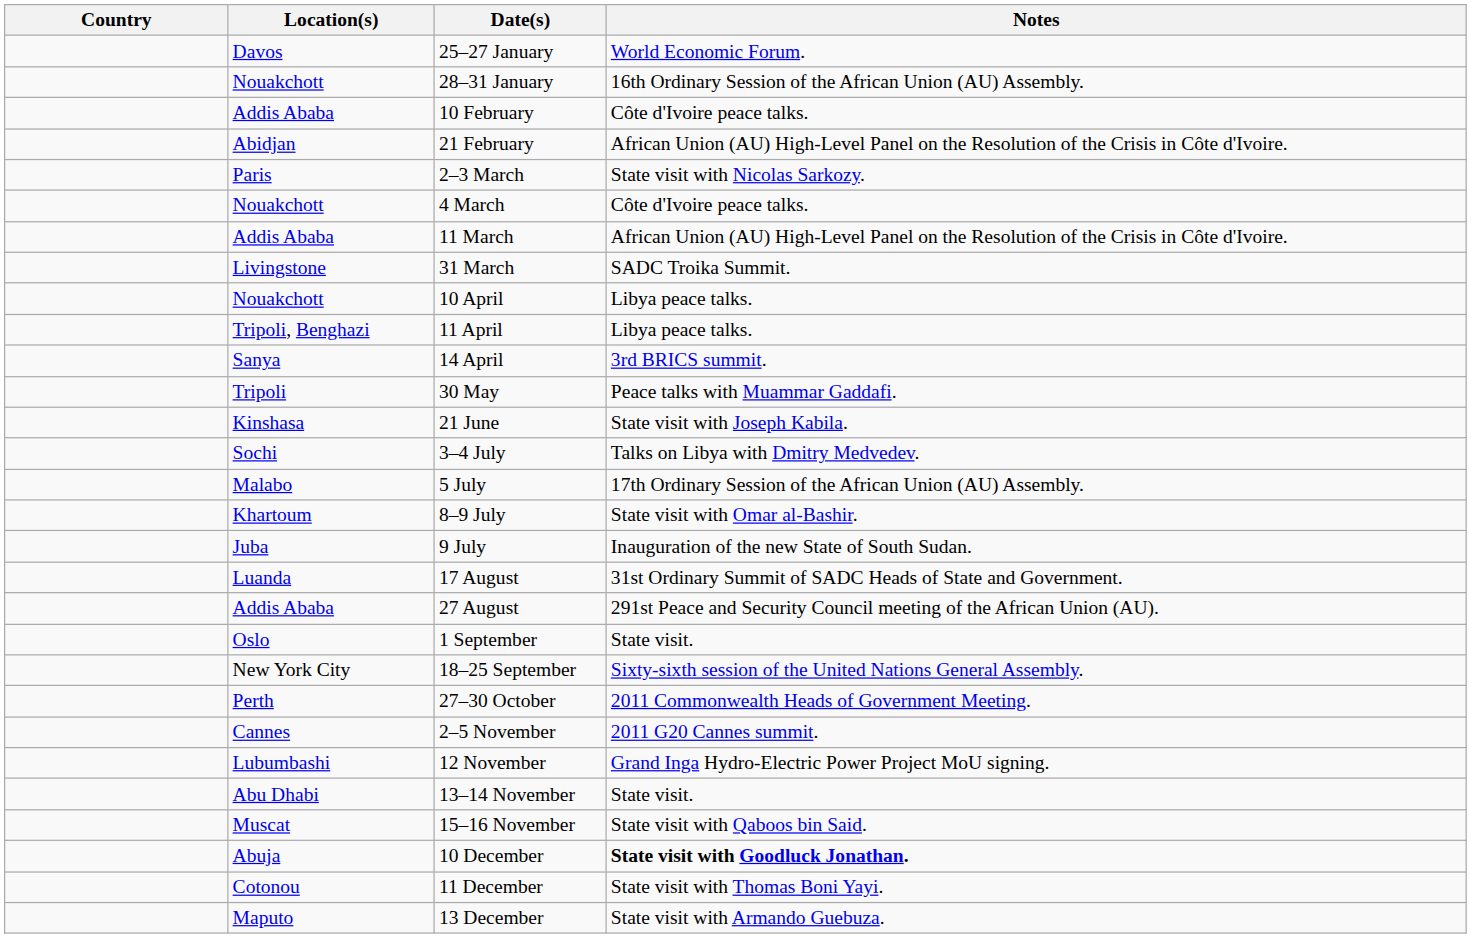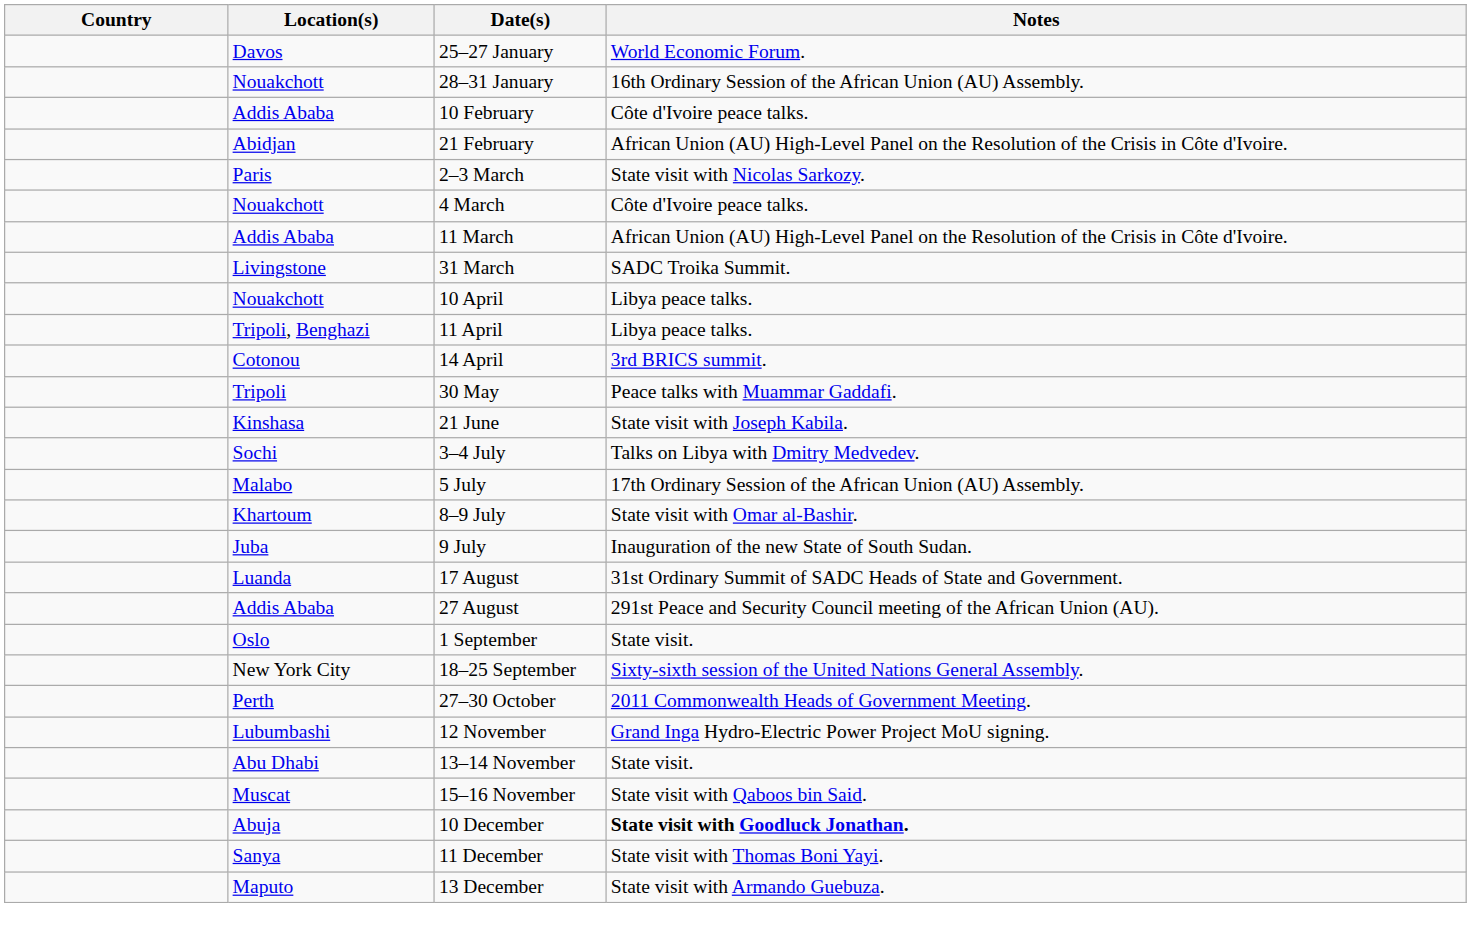(256, 360) Sanya -> (266, 360) Cotonou
- row: (497, 732)
(266, 886) Cotonou -> (256, 855) Sanya
